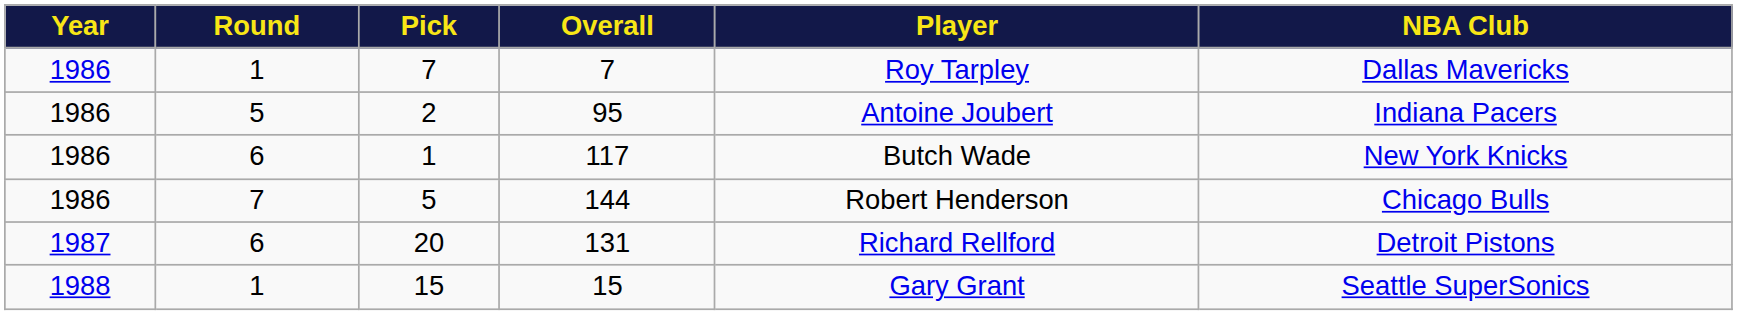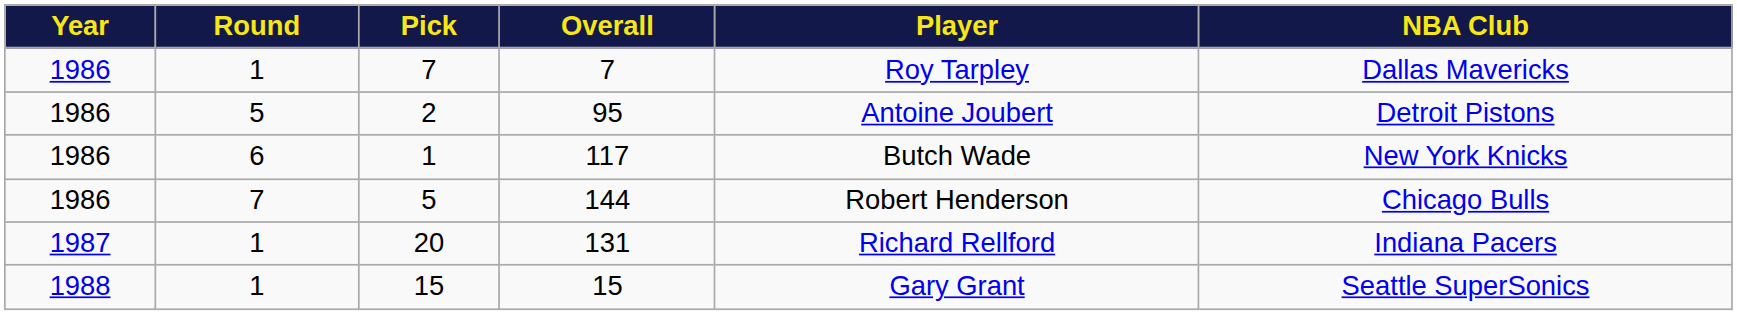(1466, 112) Indiana Pacers -> (1466, 112) Detroit Pistons
(257, 243) 6 -> (257, 243) 1
(1466, 243) Detroit Pistons -> (1466, 243) Indiana Pacers
